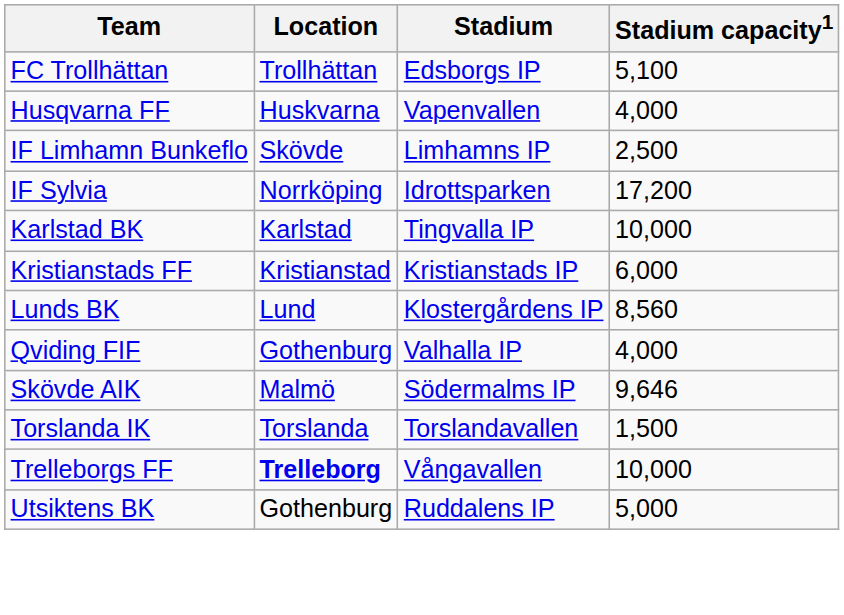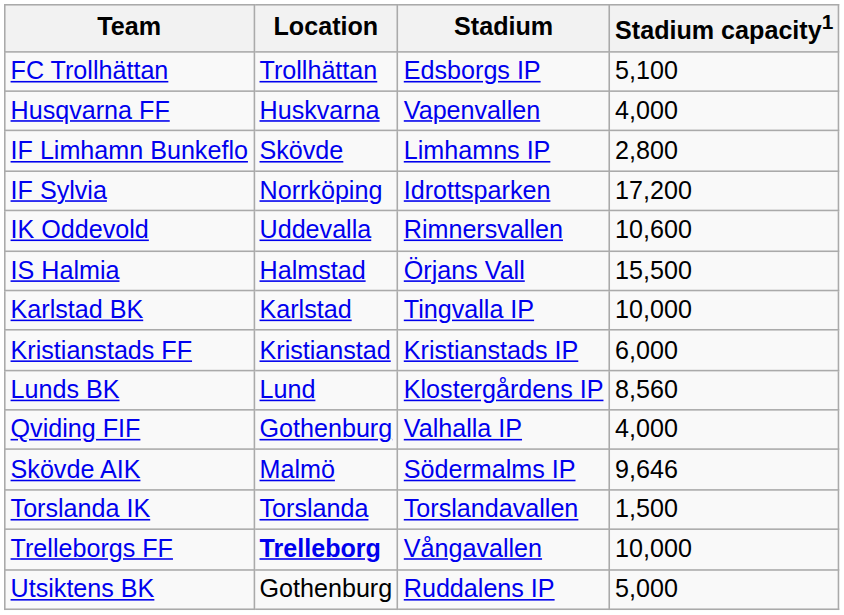(646, 150) 2,500 -> (646, 150) 2,800
+ row: (80, 230)
+ row: (65, 270)
